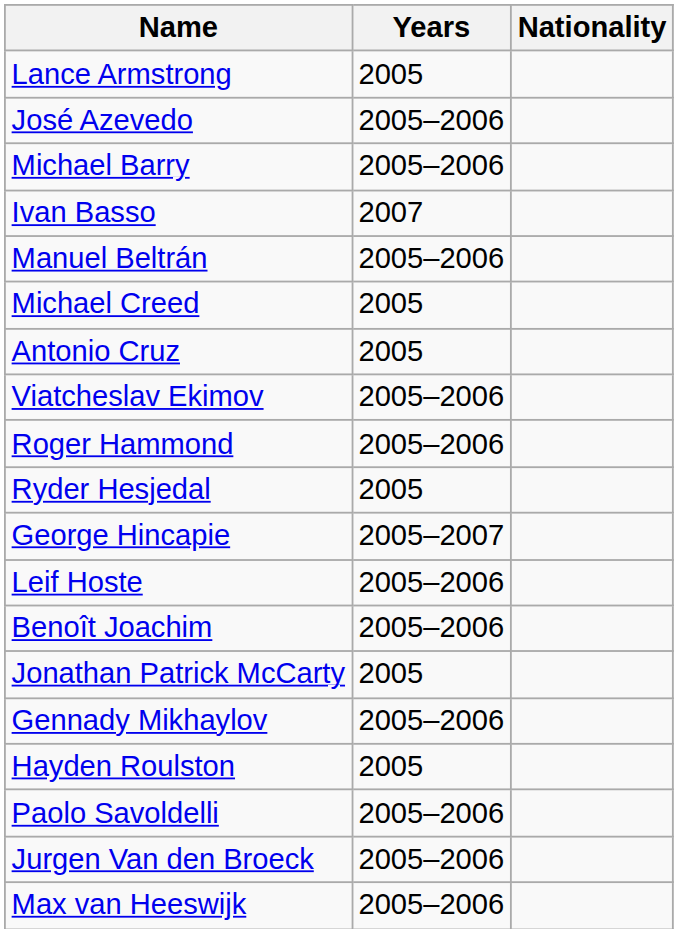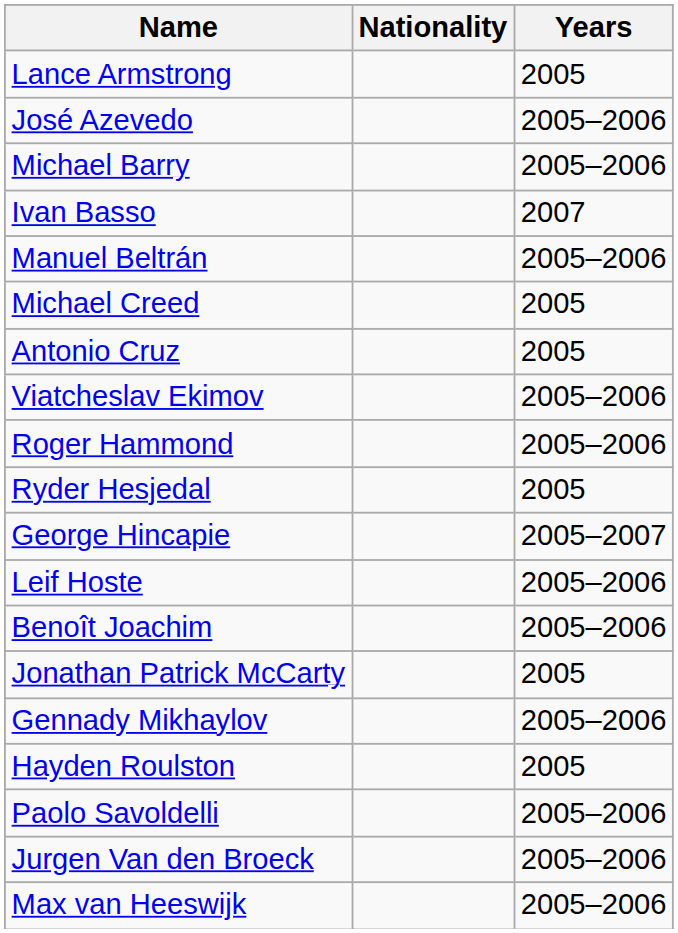columns swapped: (592, 27) <-> (431, 27)
